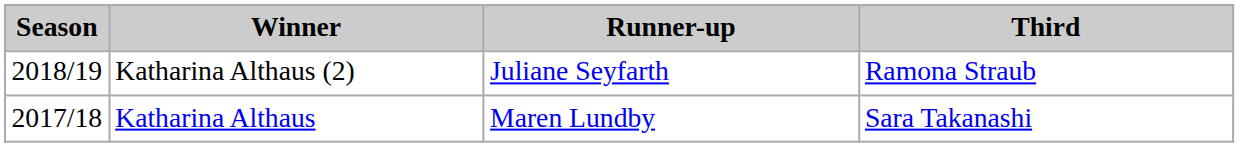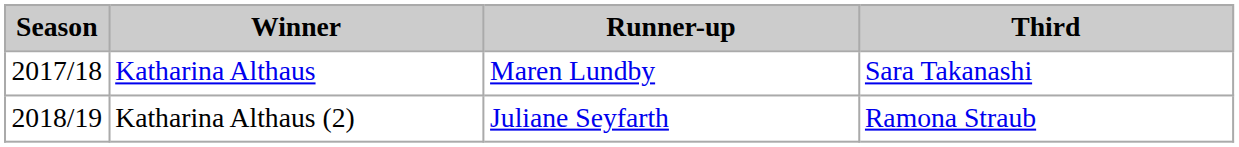rows swapped: (215, 117) <-> (235, 72)
